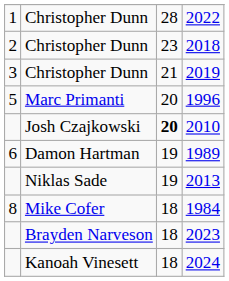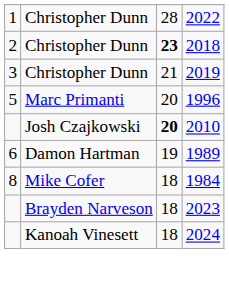(169, 45) normal -> (169, 45) bold
- row: (203, 180)
